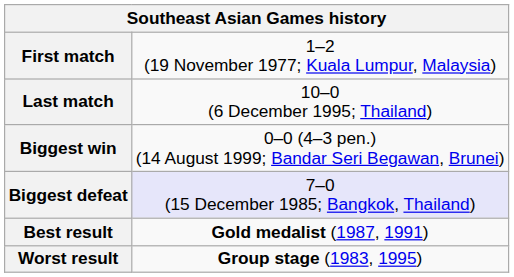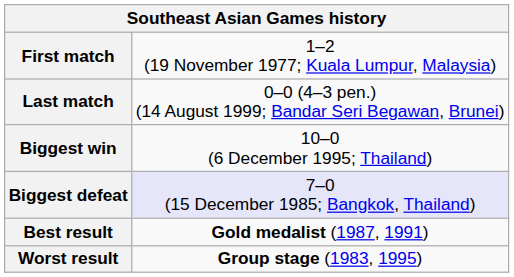(320, 102) 10–0 (6 December 1995; Thailand) -> (320, 102) 0–0 (4–3 pen.) (14 August 1999; Bandar Seri Begawan, Brunei)
(320, 149) 0–0 (4–3 pen.) (14 August 1999; Bandar Seri Begawan, Brunei) -> (320, 149) 10–0 (6 December 1995; Thailand)
